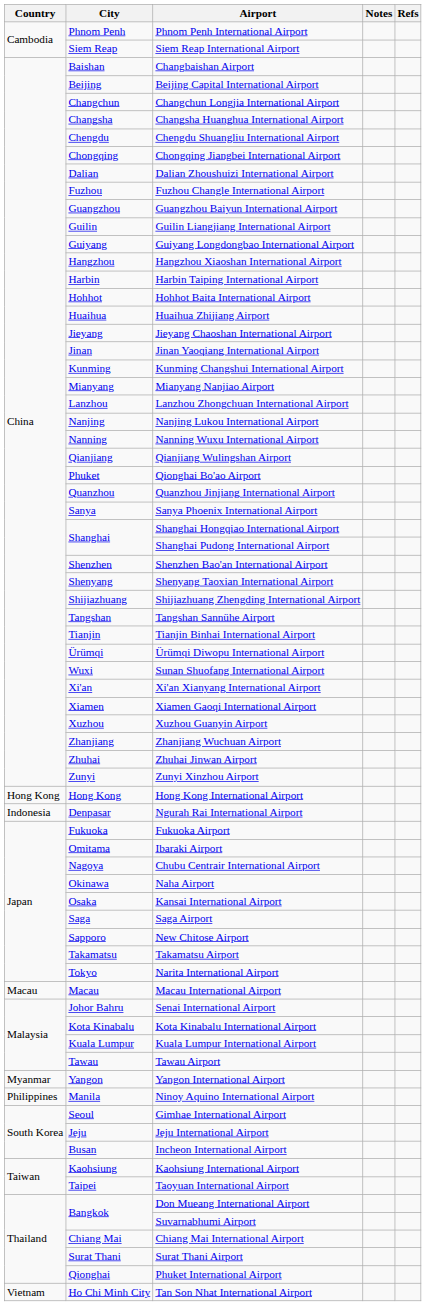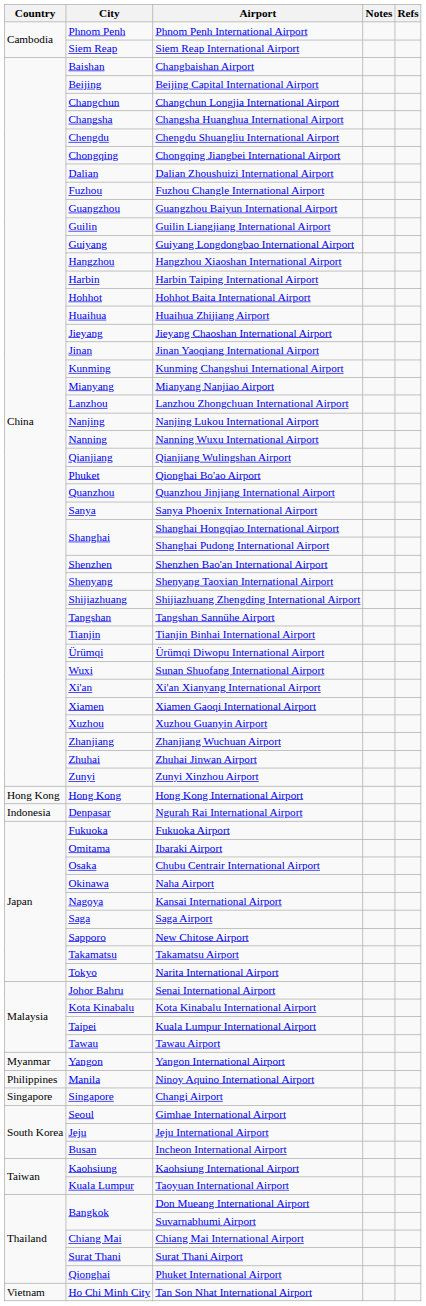(86, 865) Nagoya -> (82, 865) Osaka
(82, 901) Osaka -> (86, 901) Nagoya
- row: (218, 990)
(101, 1043) Kuala Lumpur -> (82, 1025) Taipei
+ row: (189, 1096)
(82, 1185) Taipei -> (101, 1185) Kuala Lumpur
